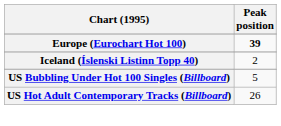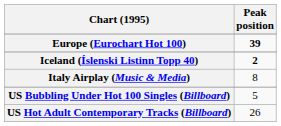(255, 60) normal -> (255, 60) bold
+ row: (119, 78)
